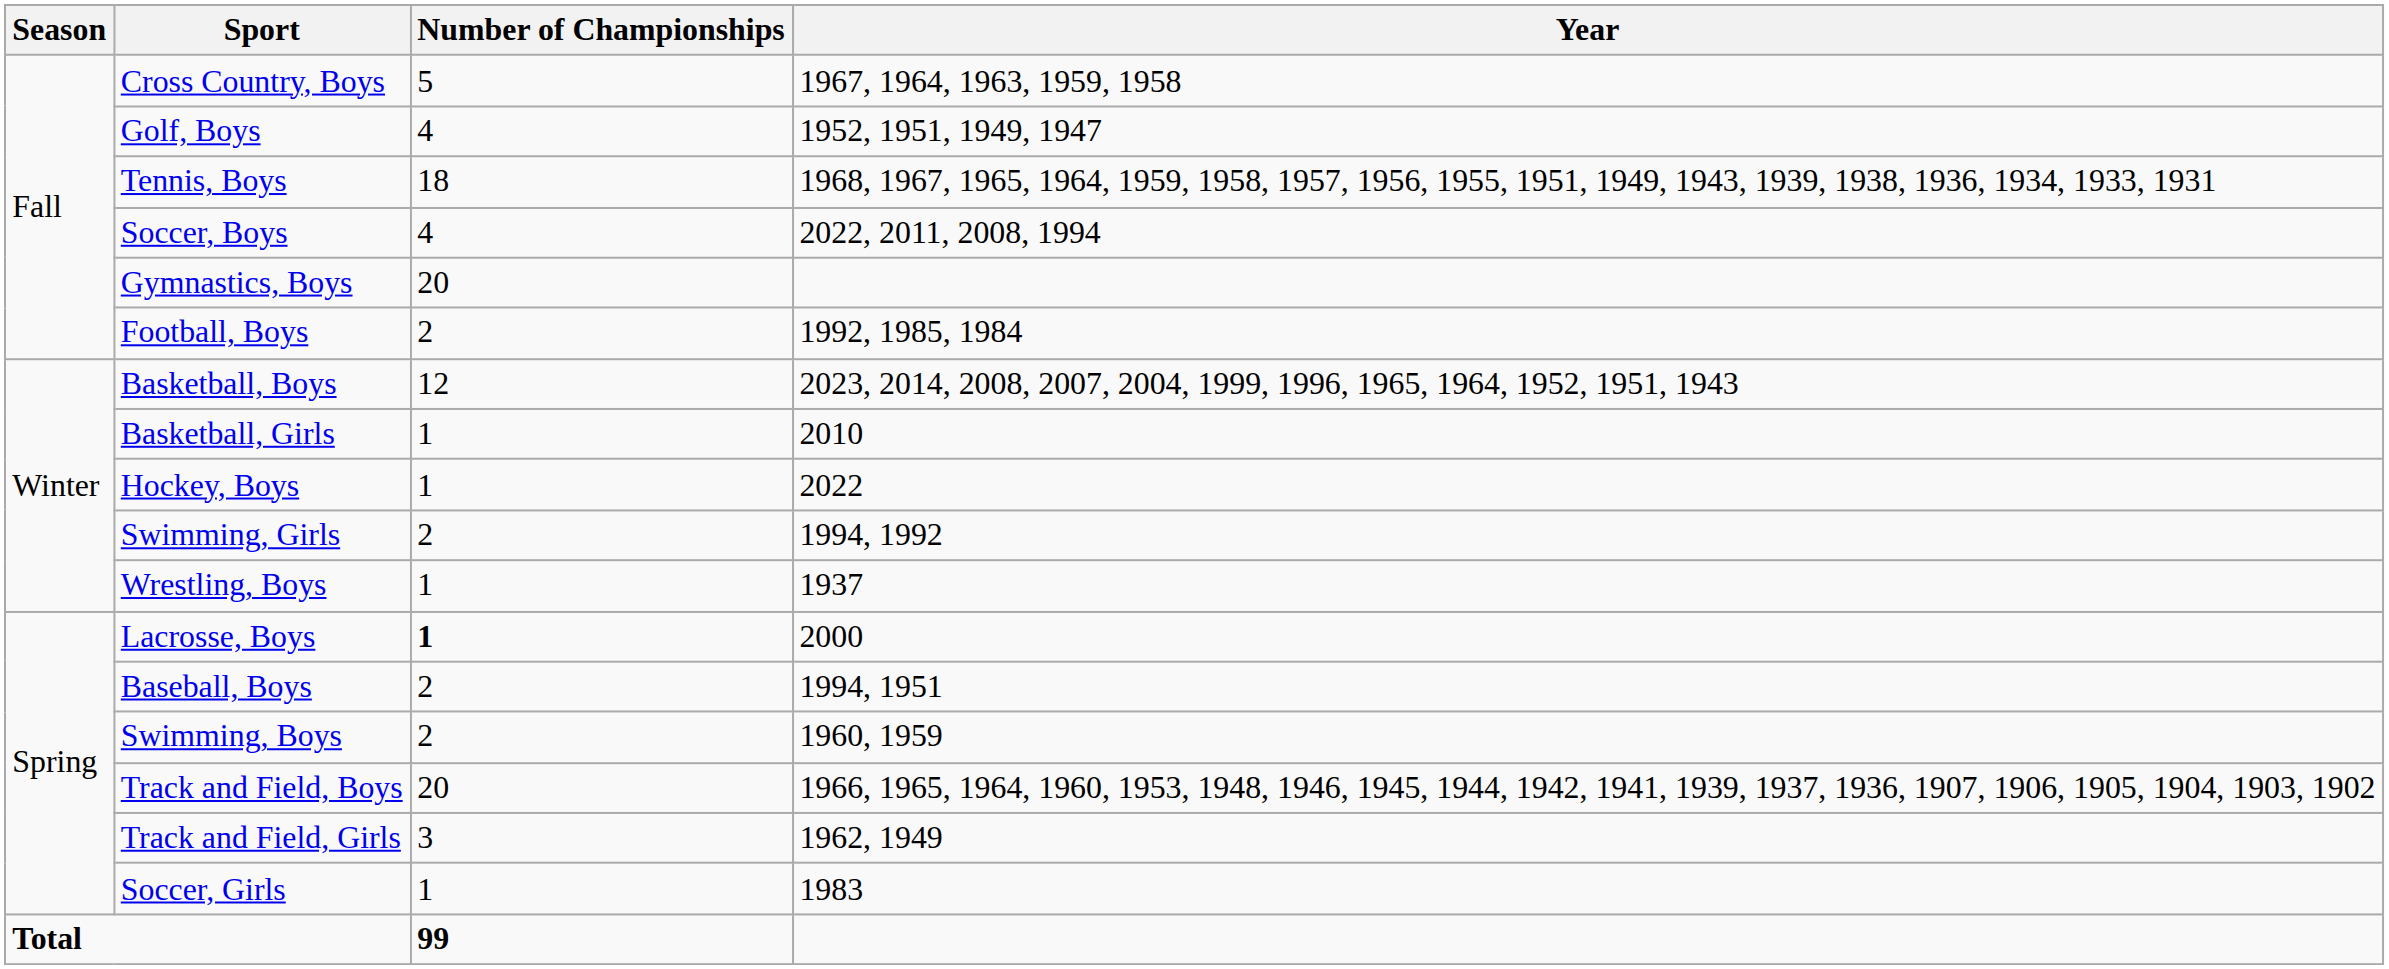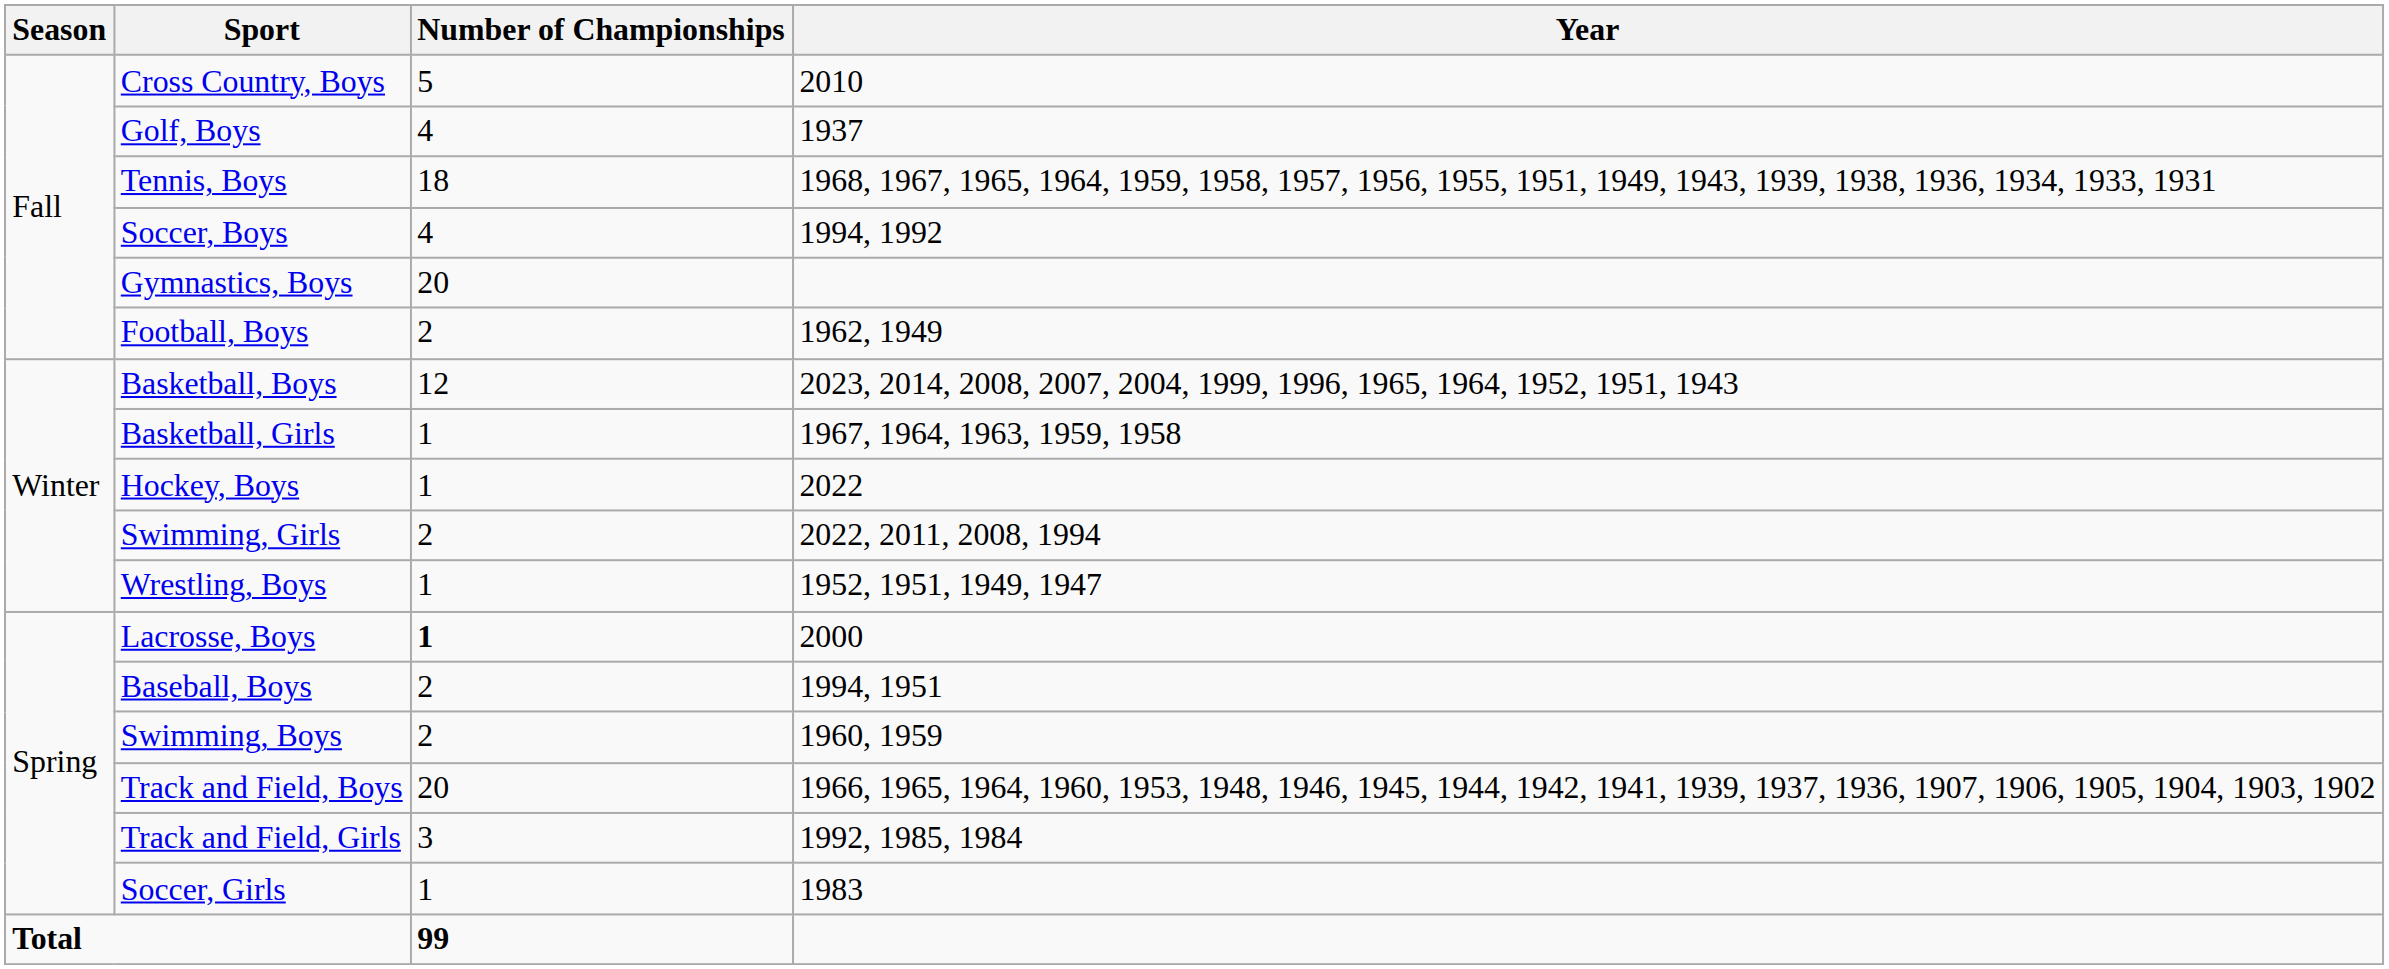(990, 80) 1967, 1964, 1963, 1959, 1958 -> (831, 80) 2010
(951, 130) 1952, 1951, 1949, 1947 -> (831, 130) 1937
(950, 231) 2022, 2011, 2008, 1994 -> (871, 231) 1994, 1992
(911, 332) 1992, 1985, 1984 -> (871, 332) 1962, 1949
(831, 433) 2010 -> (990, 433) 1967, 1964, 1963, 1959, 1958
(871, 534) 1994, 1992 -> (950, 534) 2022, 2011, 2008, 1994
(831, 585) 1937 -> (951, 585) 1952, 1951, 1949, 1947
(871, 837) 1962, 1949 -> (911, 837) 1992, 1985, 1984
